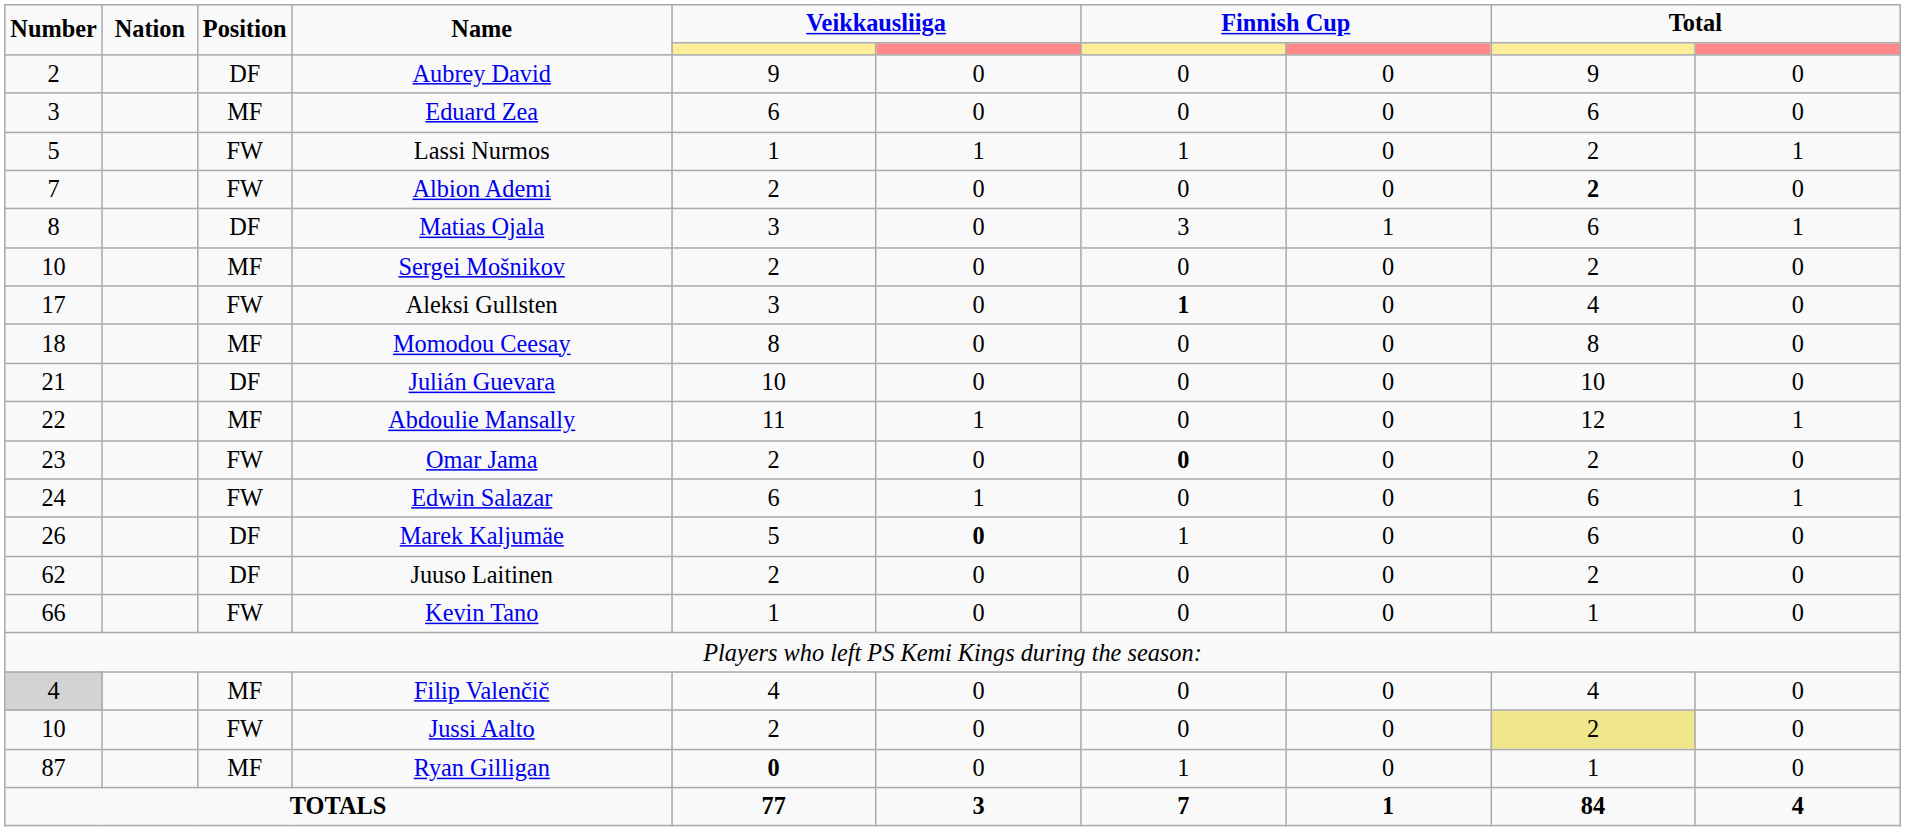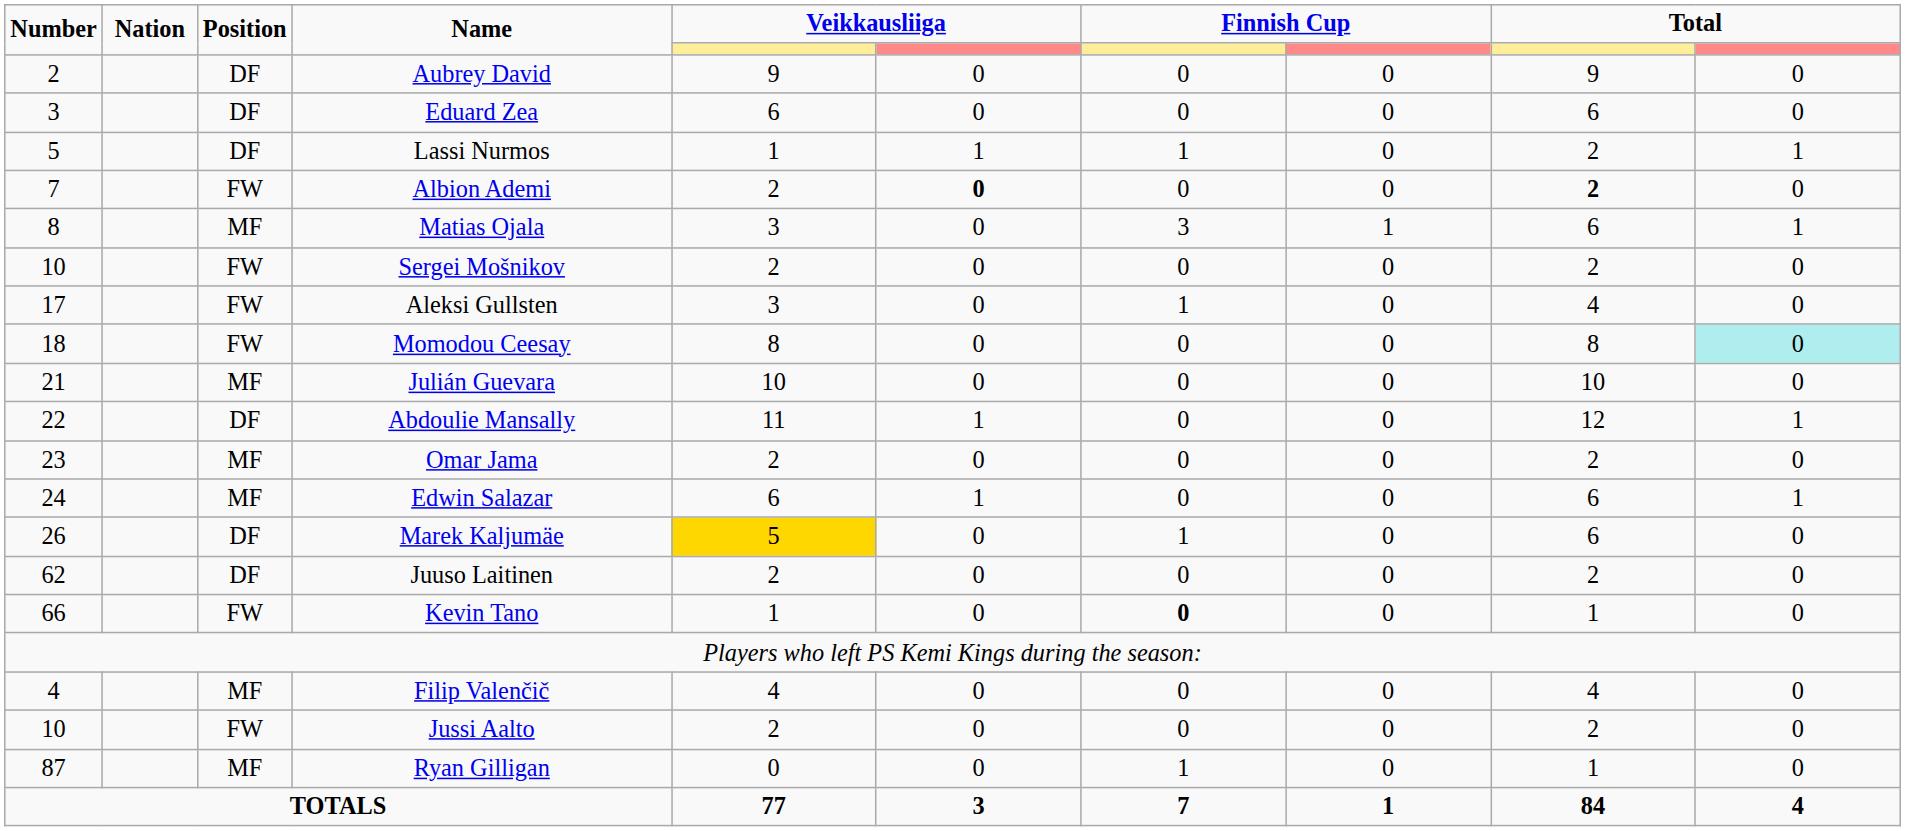(245, 112) MF -> (245, 112) DF
(245, 150) FW -> (245, 150) DF
(979, 189) normal -> (979, 189) bold
(245, 227) DF -> (245, 227) MF
(245, 266) MF -> (245, 266) FW
(1183, 304) bold -> (1183, 304) normal
(245, 343) MF -> (245, 343) FW
(1798, 343) no background -> (1798, 343) paleturquoise background
(245, 382) DF -> (245, 382) MF
(245, 420) MF -> (245, 420) DF
(245, 459) FW -> (245, 459) MF
(1183, 459) bold -> (1183, 459) normal
(245, 497) FW -> (245, 497) MF
(774, 536) no background -> (774, 536) gold background
(979, 536) bold -> (979, 536) normal
(1183, 613) normal -> (1183, 613) bold
(54, 690) lightgrey background -> (54, 690) no background
(1593, 729) khaki background -> (1593, 729) no background
(774, 767) bold -> (774, 767) normal
